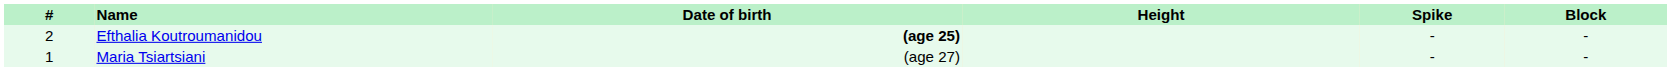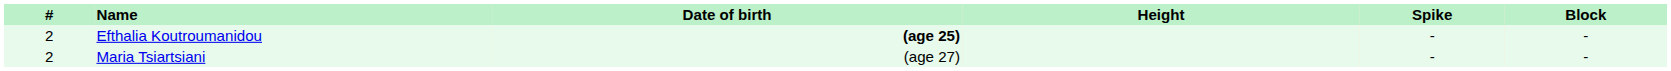(49, 56) 1 -> (49, 56) 2
